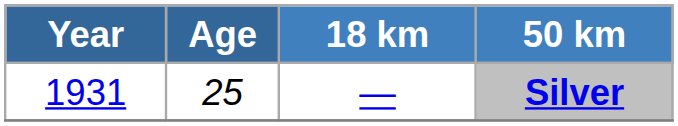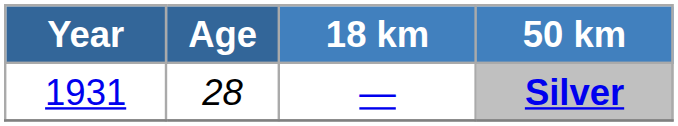(223, 92) 25 -> (223, 92) 28
